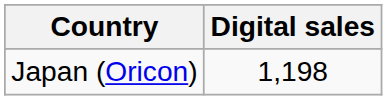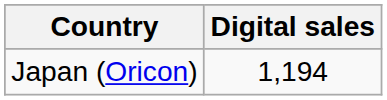(293, 71) 1,198 -> (293, 71) 1,194
